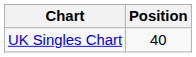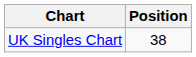(158, 39) 40 -> (158, 39) 38
